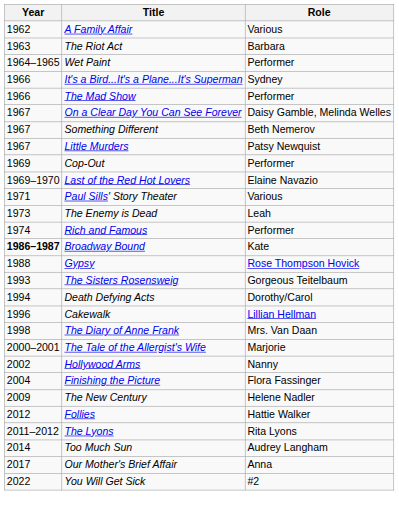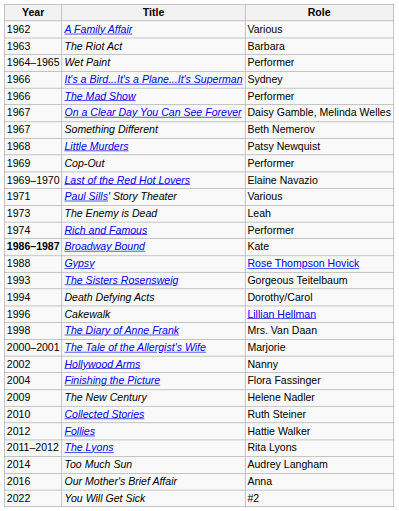(19, 146) 1967 -> (19, 146) 1968
+ row: (104, 414)
(19, 465) 2017 -> (19, 481) 2016
